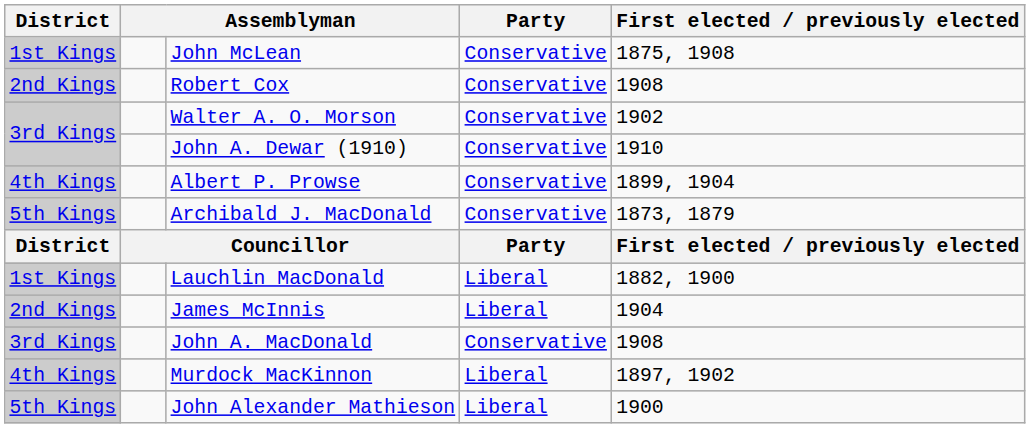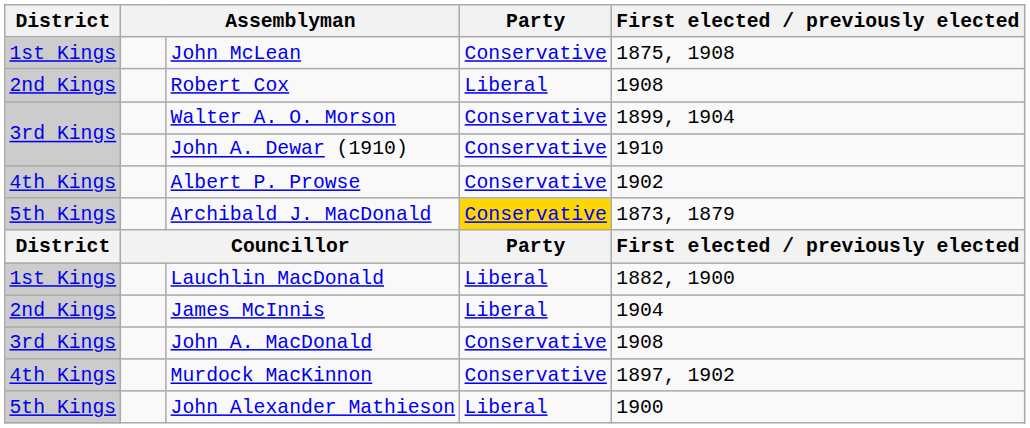(536, 85) Conservative -> (506, 85) Liberal
(640, 117) 1902 -> (676, 117) 1899, 1904
(676, 182) 1899, 1904 -> (640, 182) 1902
(536, 214) no background -> (536, 214) gold background
(506, 375) Liberal -> (536, 375) Conservative
